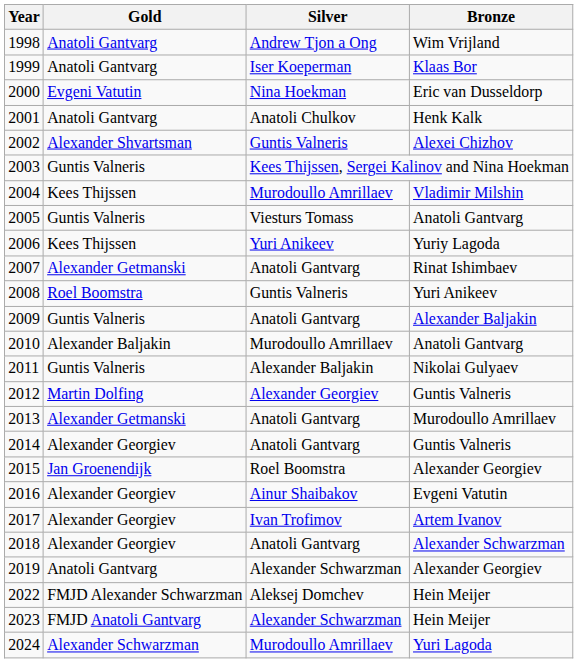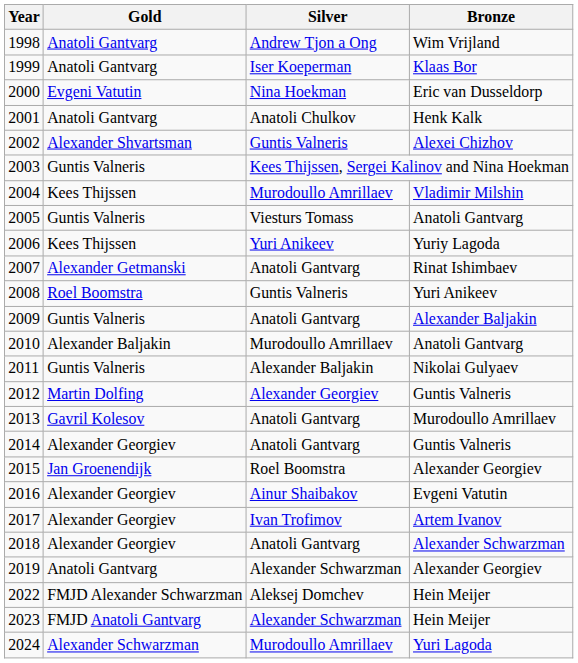(116, 419) Alexander Getmanski -> (96, 419) Gavril Kolesov
